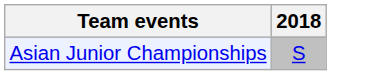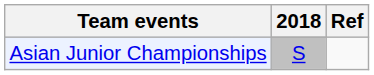+ column: (347, 21)
